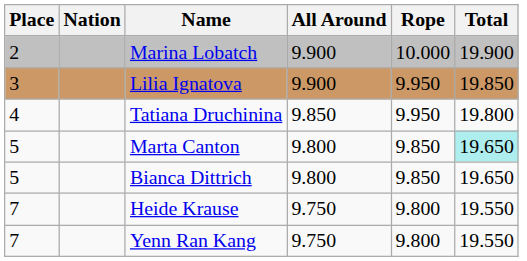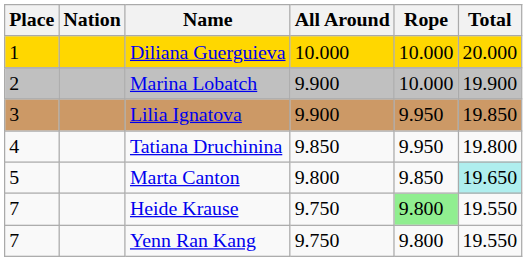+ row: (208, 51)
- row: (191, 177)
(418, 209) no background -> (421, 209) lightgreen background
